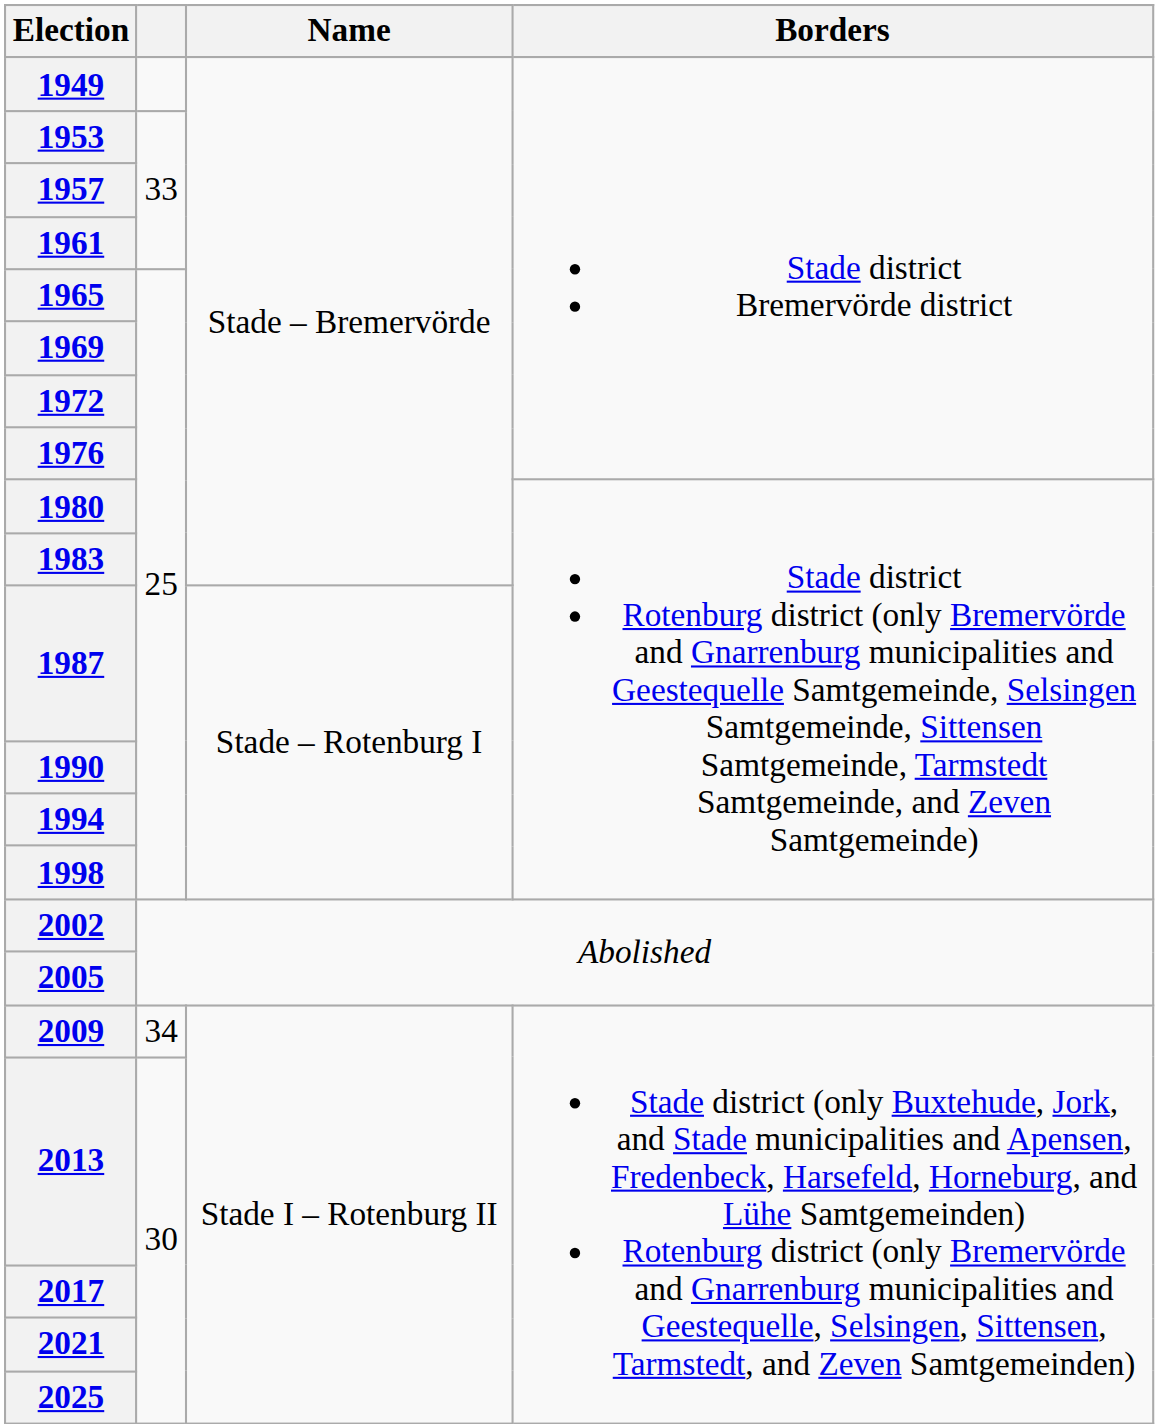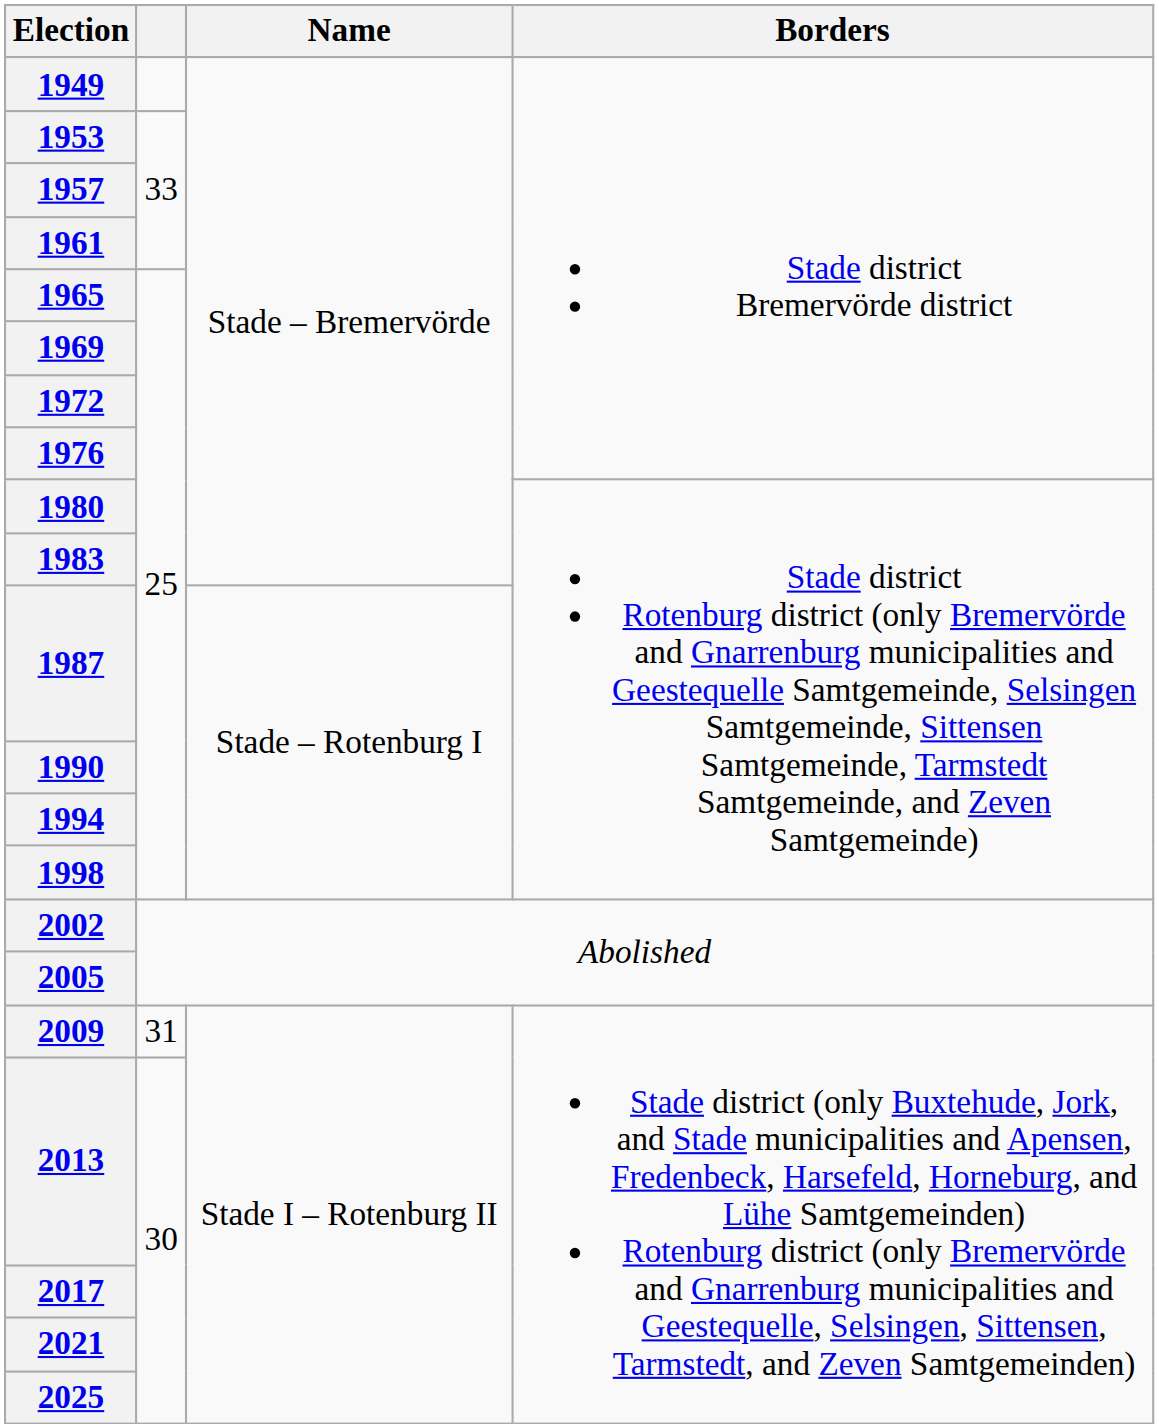(161, 1030) 34 -> (161, 1030) 31
